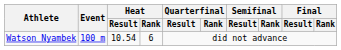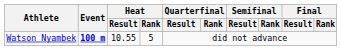(93, 38) normal -> (93, 38) bold
(123, 38) 10.54 -> (123, 38) 10.55
(151, 38) 6 -> (151, 38) 5
